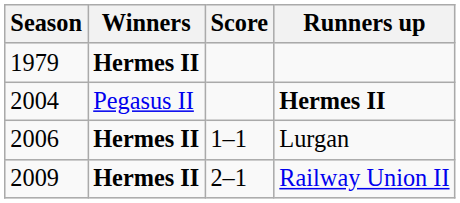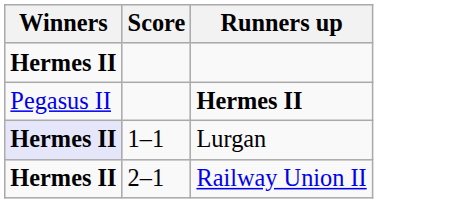- column: (46, 23)
(146, 139) no background -> (63, 139) lavender background
